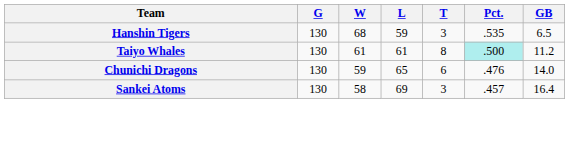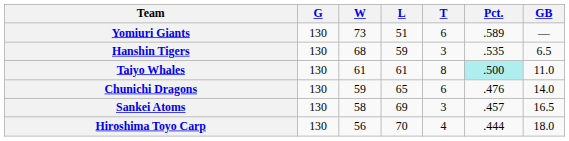+ row: (151, 32)
(544, 51) 11.2 -> (544, 70) 11.0
(544, 88) 16.4 -> (544, 107) 16.5
+ row: (151, 126)
